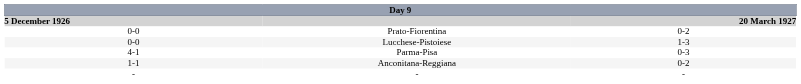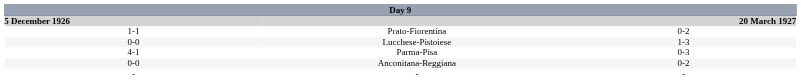(134, 31) 0-0 -> (134, 31) 1-1
(134, 63) 1-1 -> (134, 63) 0-0
